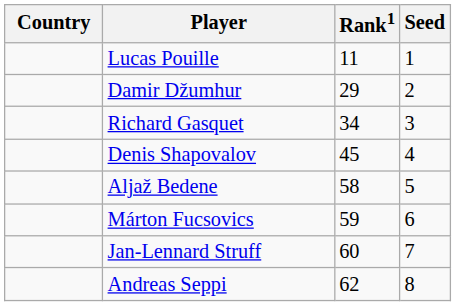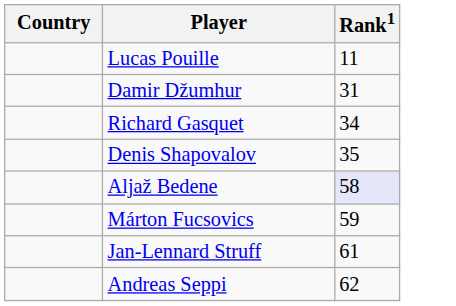- column: (425, 23)
(349, 90) 29 -> (349, 90) 31
(349, 155) 45 -> (349, 155) 35
(349, 187) no background -> (349, 187) lavender background
(349, 251) 60 -> (349, 251) 61
